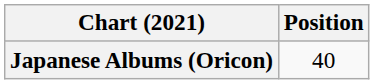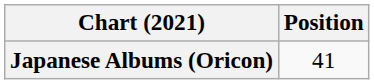(324, 59) 40 -> (324, 59) 41
